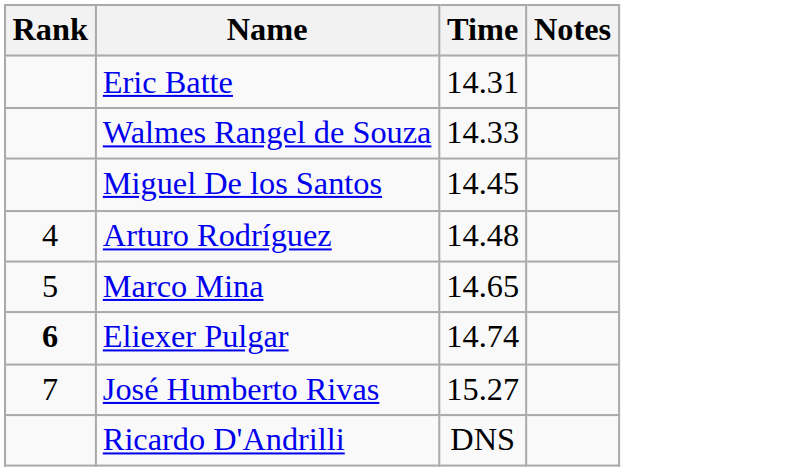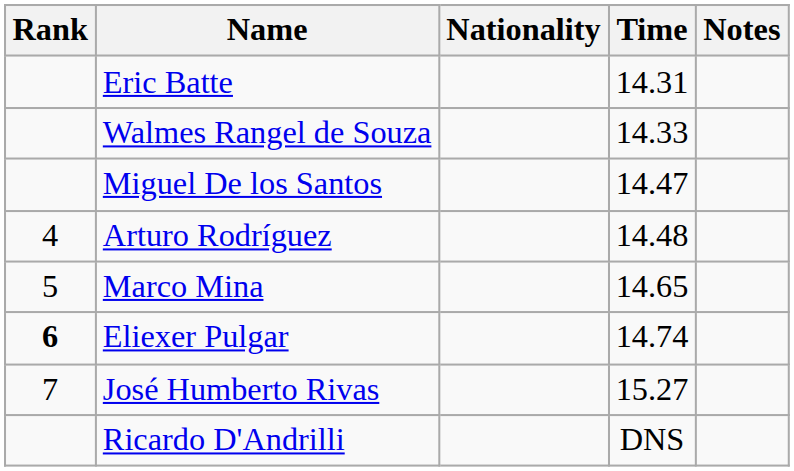+ column: (524, 30)
(483, 183) 14.45 -> (652, 183) 14.47
